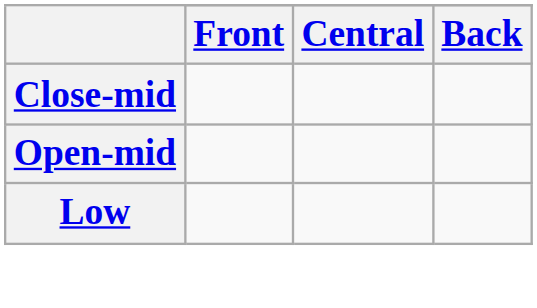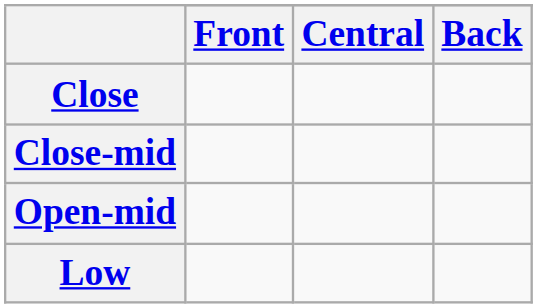+ row: (95, 93)
